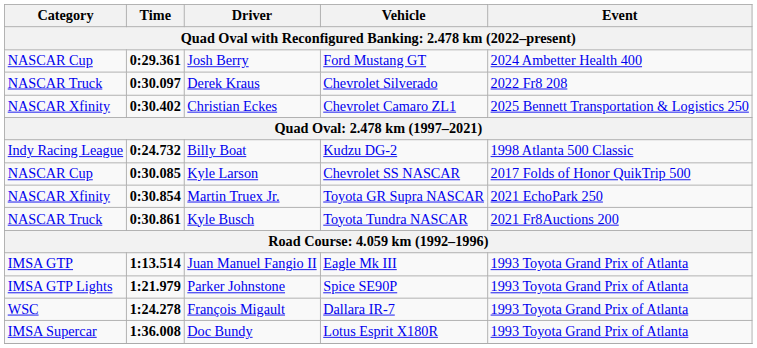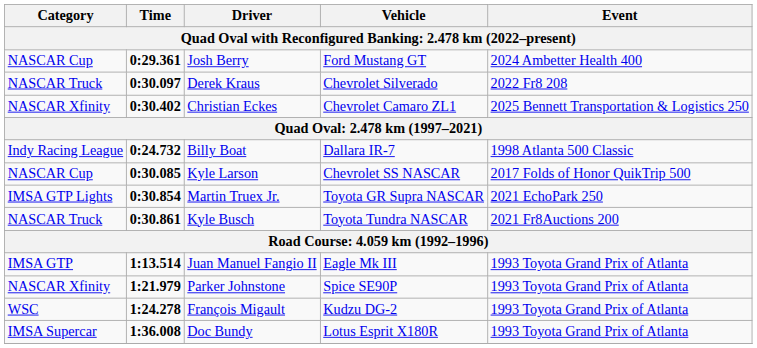(360, 151) Kudzu DG-2 -> (359, 151) Dallara IR-7
(59, 196) NASCAR Xfinity -> (60, 196) IMSA GTP Lights
(60, 286) IMSA GTP Lights -> (59, 286) NASCAR Xfinity
(359, 309) Dallara IR-7 -> (360, 309) Kudzu DG-2
